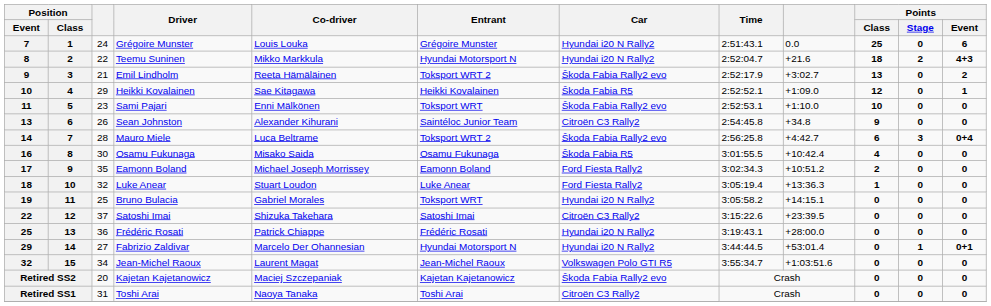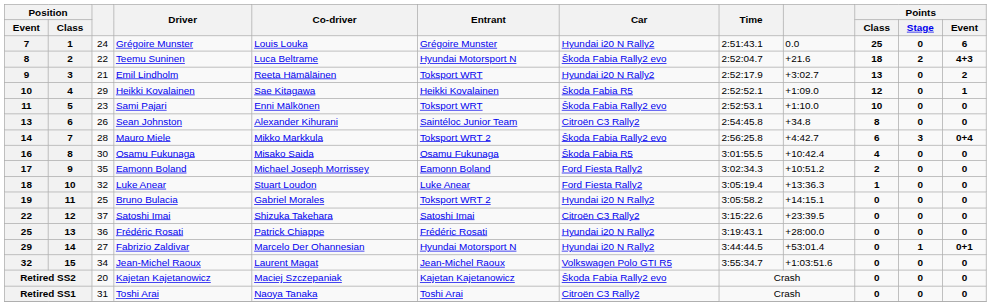(289, 59) Mikko Markkula -> (286, 59) Luca Beltrame
(608, 59) Hyundai i20 N Rally2 -> (614, 59) Škoda Fabia Rally2 evo
(455, 74) Toksport WRT 2 -> (451, 74) Toksport WRT
(614, 74) Škoda Fabia Rally2 evo -> (608, 74) Hyundai i20 N Rally2
(877, 121) 9 -> (877, 121) 8
(286, 137) Luca Beltrame -> (289, 137) Mikko Markkula
(451, 200) Toksport WRT -> (455, 200) Toksport WRT 2
